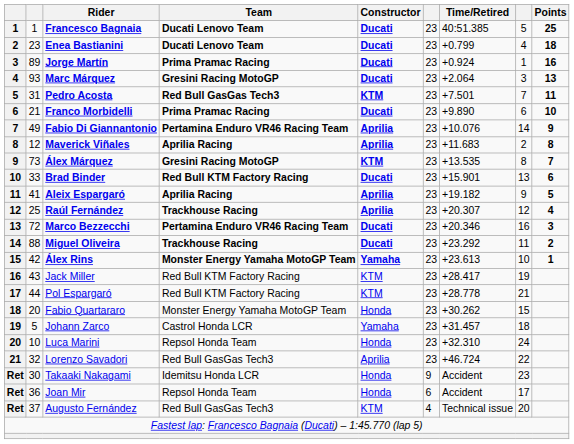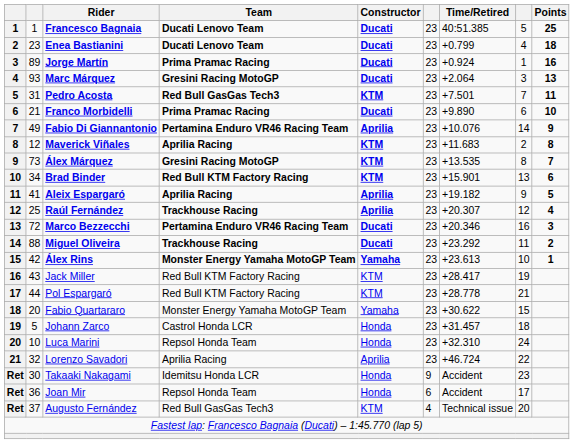(377, 144) Aprilia -> (372, 144) KTM
(35, 177) 33 -> (35, 177) 34
(377, 177) Ducati -> (372, 177) KTM
(376, 309) Honda -> (380, 309) Yamaha
(461, 309) +30.262 -> (461, 309) +30.622
(380, 326) Yamaha -> (376, 326) Honda
(218, 359) Red Bull GasGas Tech3 -> (194, 359) Aprilia Racing
